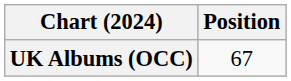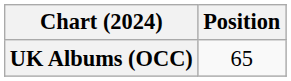(242, 57) 67 -> (242, 57) 65
